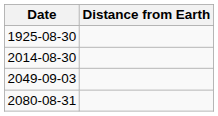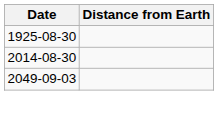- row: (42, 100)
